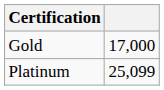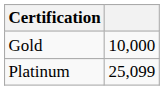(132, 44) 17,000 -> (132, 44) 10,000
